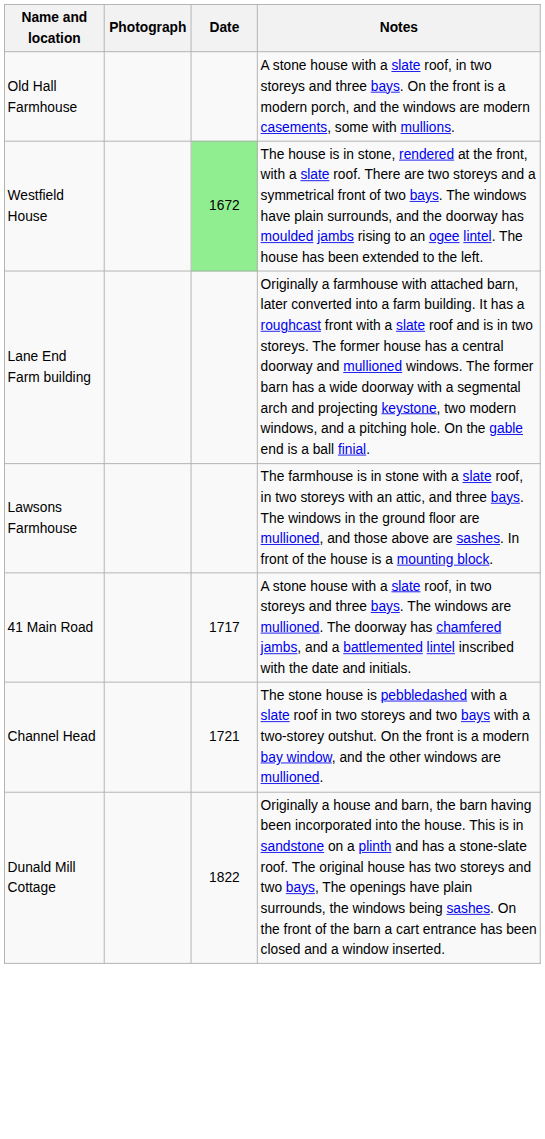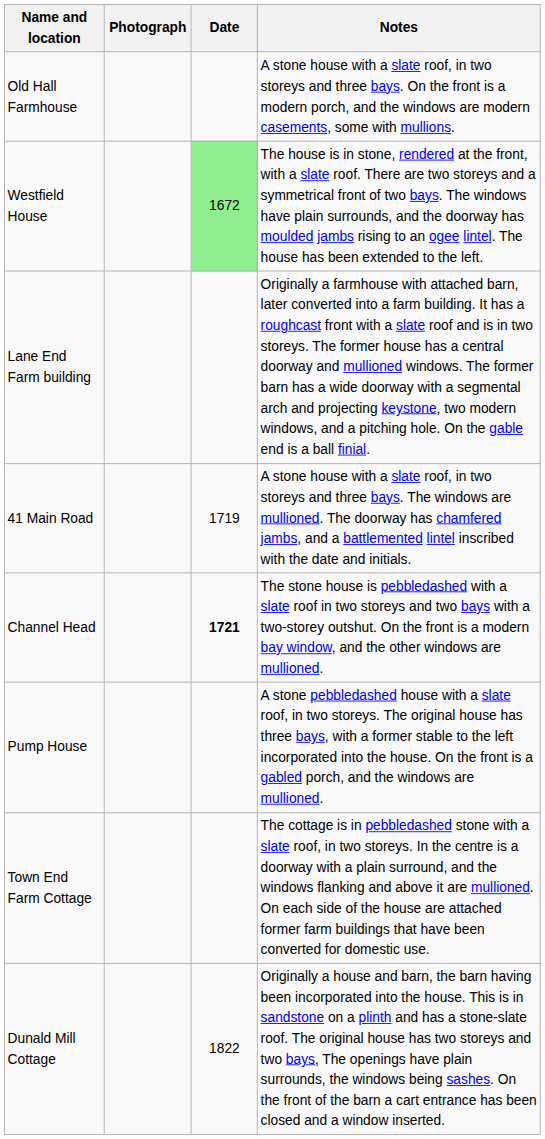- row: (42, 518)
(224, 627) 1717 -> (224, 518) 1719
(224, 737) normal -> (224, 627) bold
+ row: (47, 747)
+ row: (50, 887)
